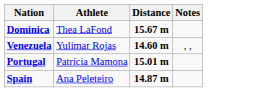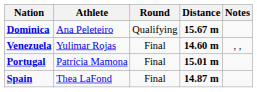+ column: (155, 12)
(84, 29) Thea LaFond -> (85, 29) Ana Peleteiro
(85, 78) Ana Peleteiro -> (84, 78) Thea LaFond
